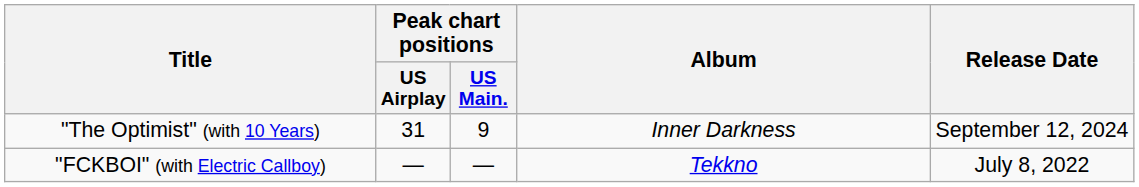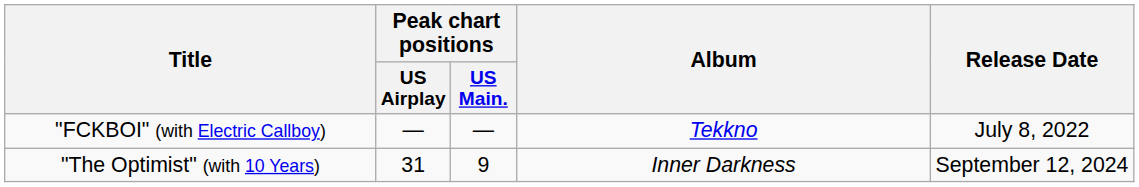rows swapped: (190, 164) <-> (190, 130)
